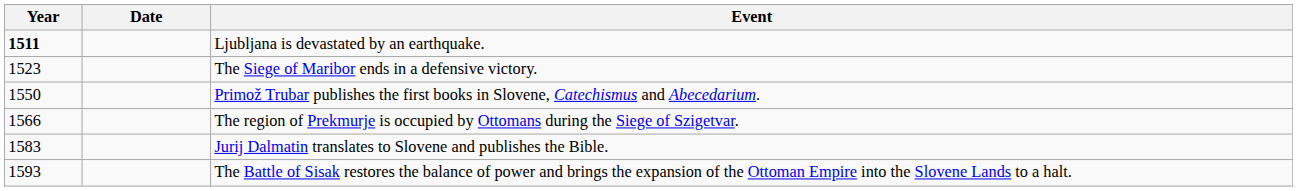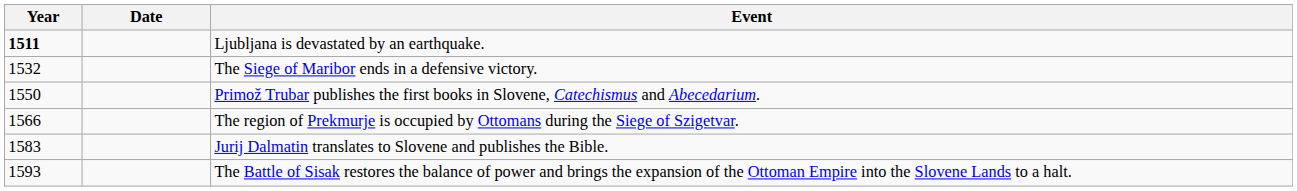(25, 69) 1523 -> (25, 69) 1532
